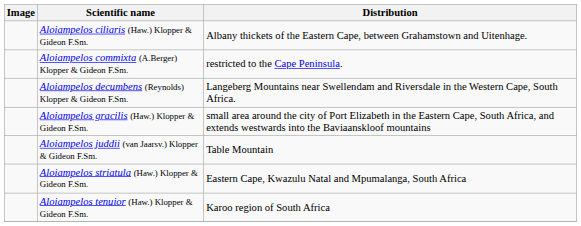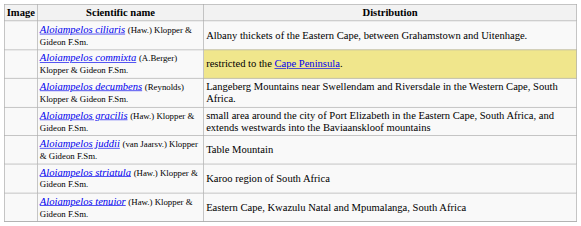(274, 64) no background -> (274, 64) khaki background
(336, 178) Eastern Cape, Kwazulu Natal and Mpumalanga, South Africa -> (268, 178) Karoo region of South Africa
(268, 207) Karoo region of South Africa -> (336, 207) Eastern Cape, Kwazulu Natal and Mpumalanga, South Africa
